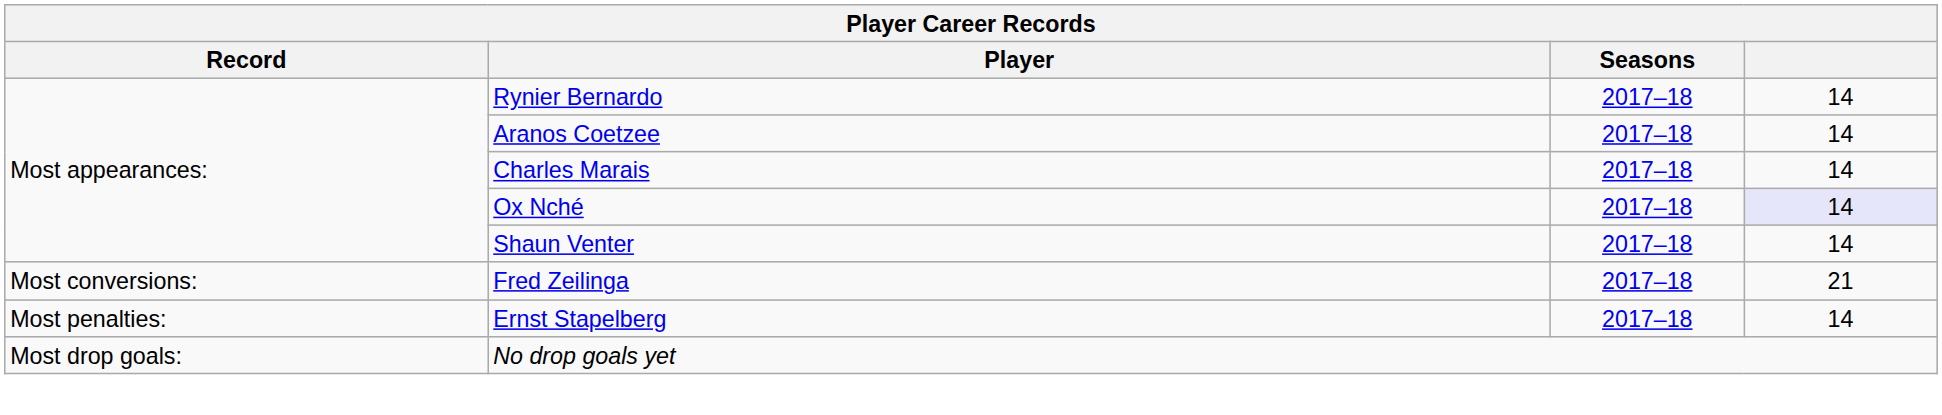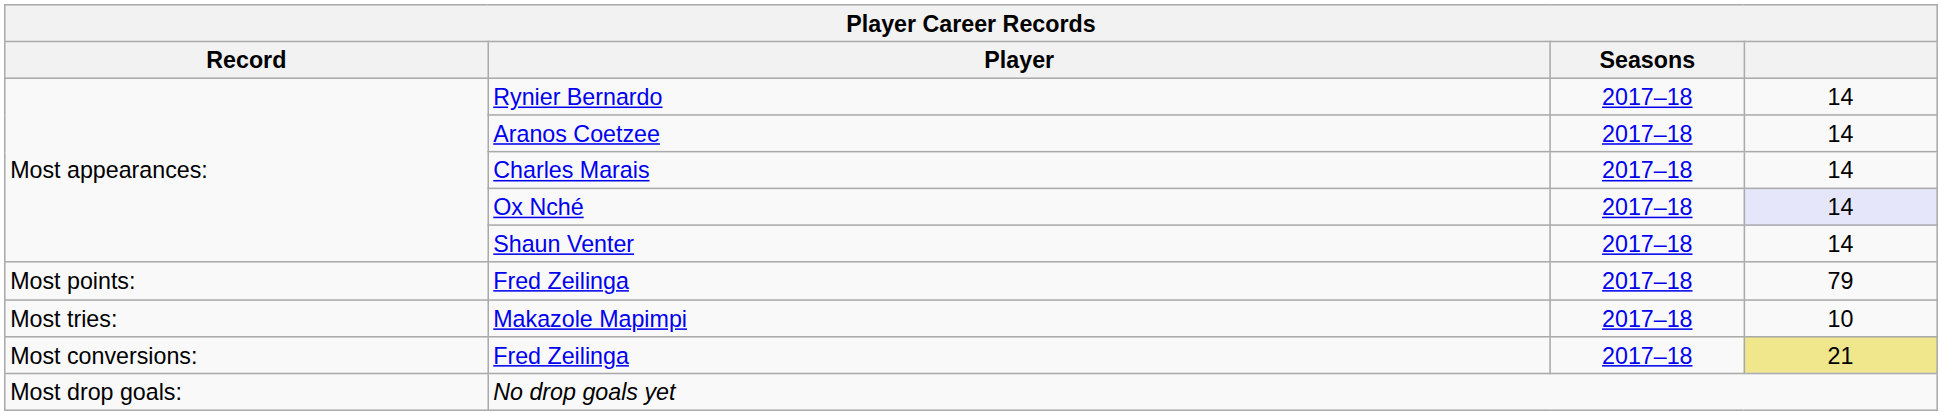+ row: (73, 281)
+ row: (64, 318)
(1841, 281) no background -> (1841, 355) khaki background
- row: (88, 318)
